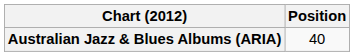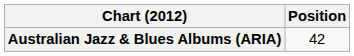(317, 39) 40 -> (317, 39) 42
